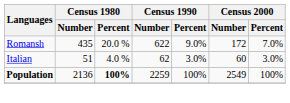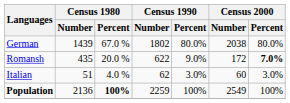+ row: (23, 43)
(273, 43) normal -> (272, 59) bold
